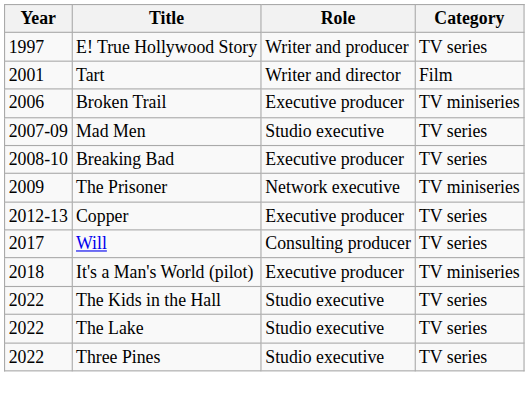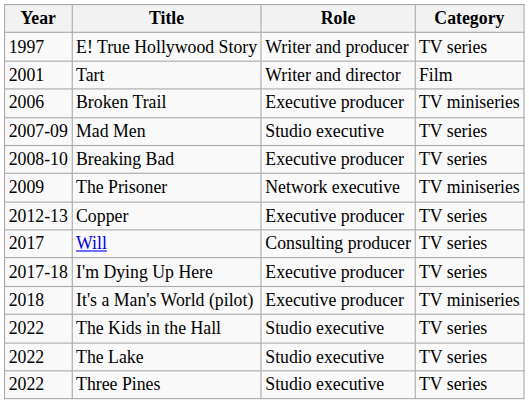+ row: (144, 272)
